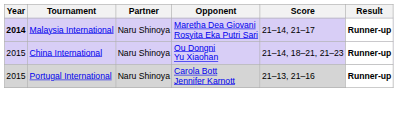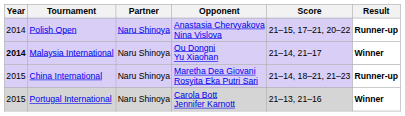+ row: (53, 30)
(216, 30) Maretha Dea Giovani Rosyita Eka Putri Sari -> (196, 53) Ou Dongni Yu Xiaohan
(370, 30) Runner-up -> (369, 53) Winner
(196, 53) Ou Dongni Yu Xiaohan -> (216, 76) Maretha Dea Giovani Rosyita Eka Putri Sari
(370, 76) Runner-up -> (369, 100) Winner
